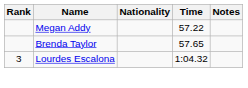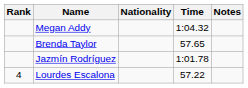(191, 28) 57.22 -> (192, 28) 1:04.32
+ row: (76, 59)
(19, 59) 3 -> (19, 75) 4
(191, 59) 1:04.32 -> (192, 75) 57.22
